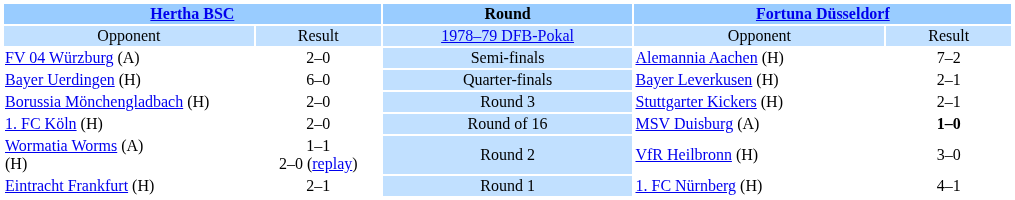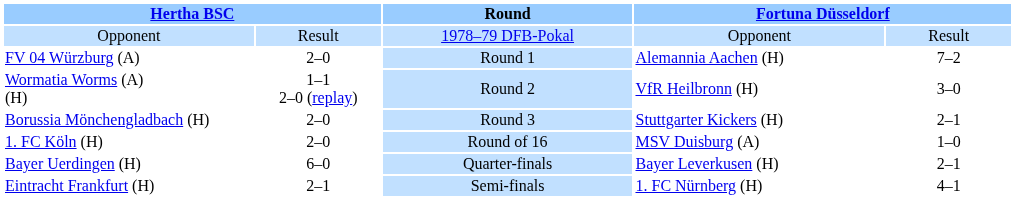(508, 58) Semi-finals -> (508, 58) Round 1
rows swapped: (74, 154) <-> (73, 80)
(949, 124) bold -> (949, 142) normal
(508, 186) Round 1 -> (508, 186) Semi-finals
